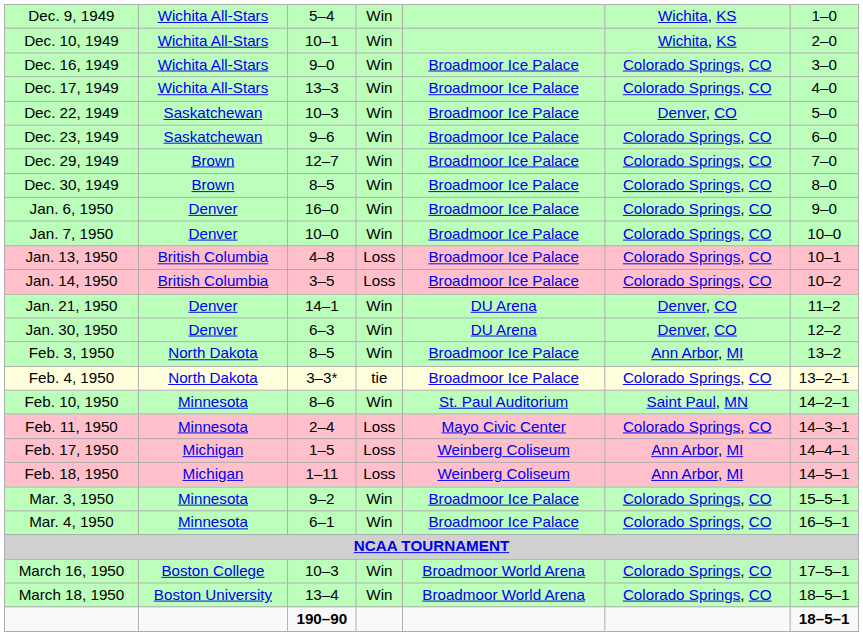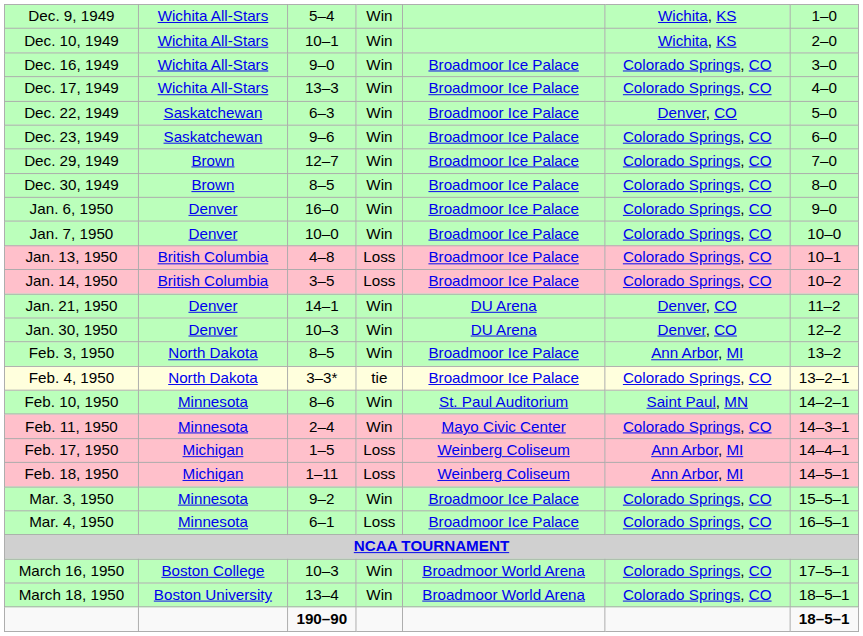(322, 112) 10–3 -> (322, 112) 6–3
(322, 329) 6–3 -> (322, 329) 10–3
(379, 426) Loss -> (379, 426) Win
(379, 522) Win -> (379, 522) Loss
